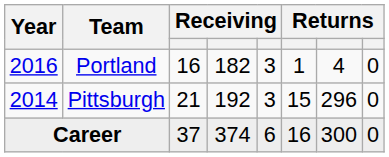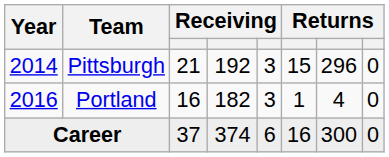rows swapped: (116, 100) <-> (116, 65)
